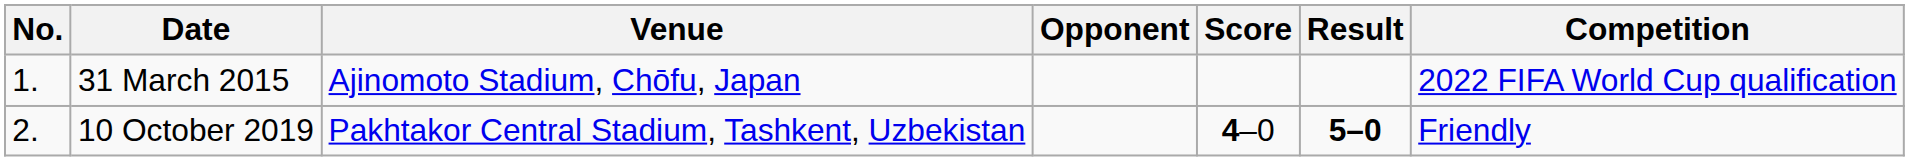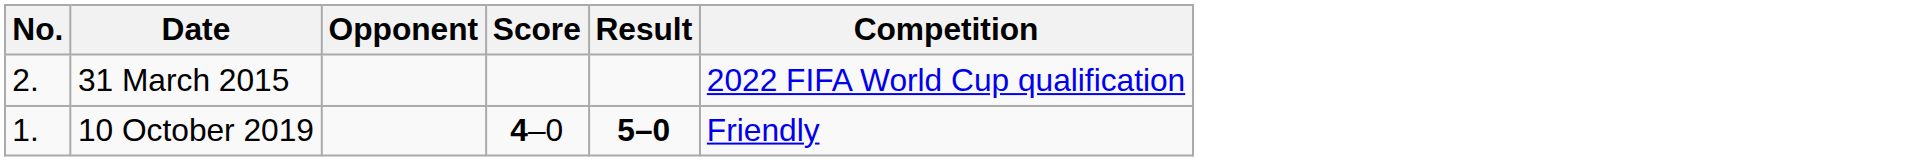- column: (677, 29)
(26, 79) 1. -> (26, 79) 2.
(26, 130) 2. -> (26, 130) 1.
